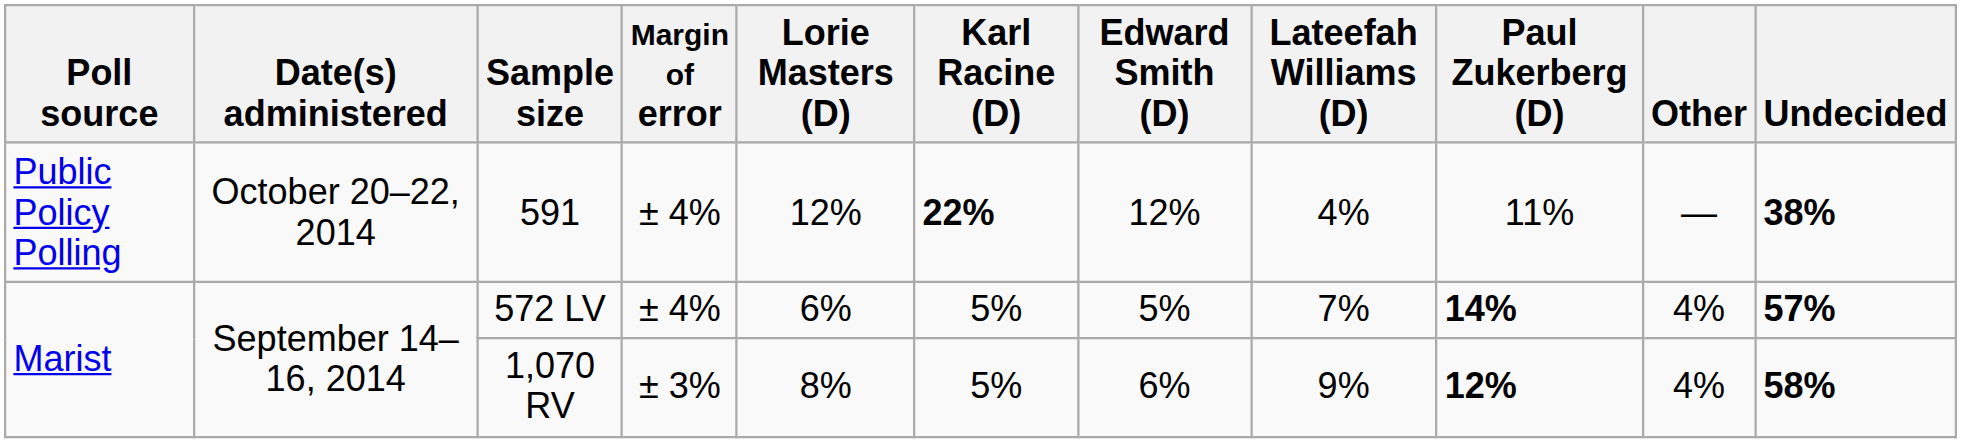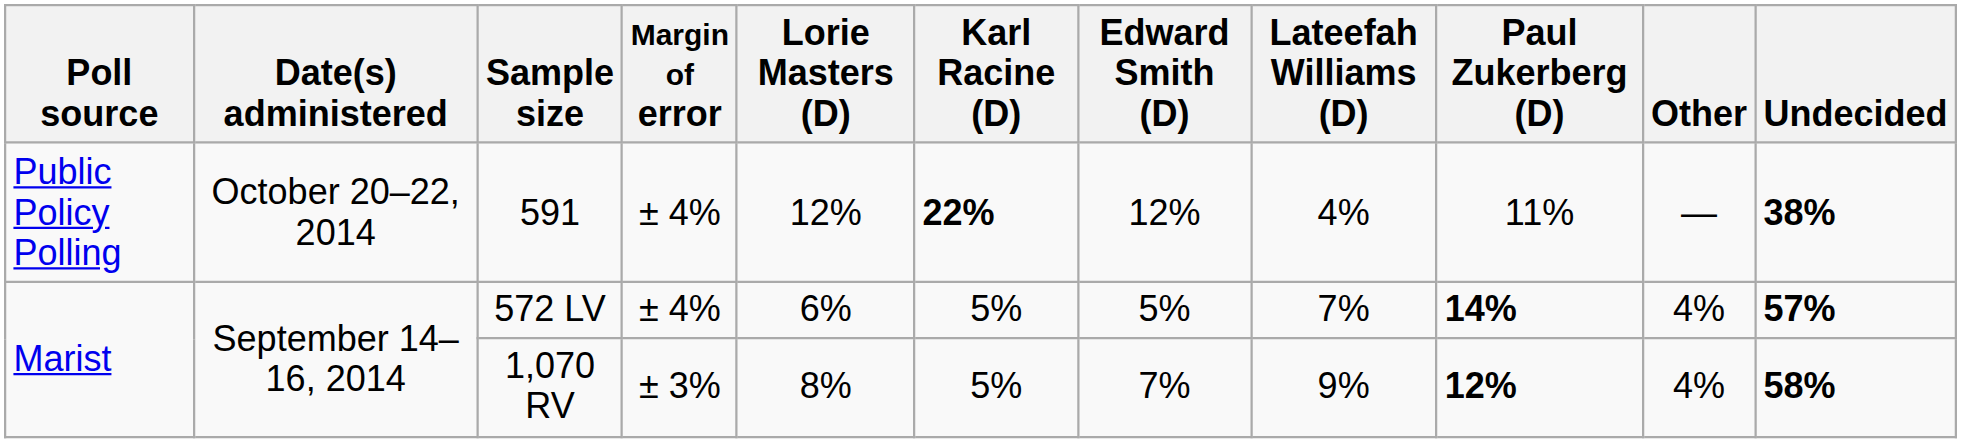(1164, 386) 6% -> (1164, 386) 7%
